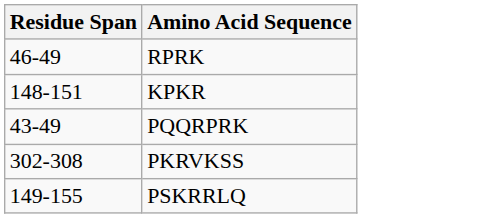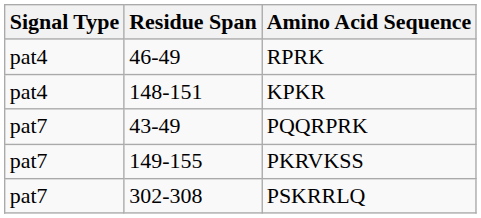+ column: (64, 21)
(46, 160) 302-308 -> (166, 160) 149-155
(46, 195) 149-155 -> (166, 195) 302-308
